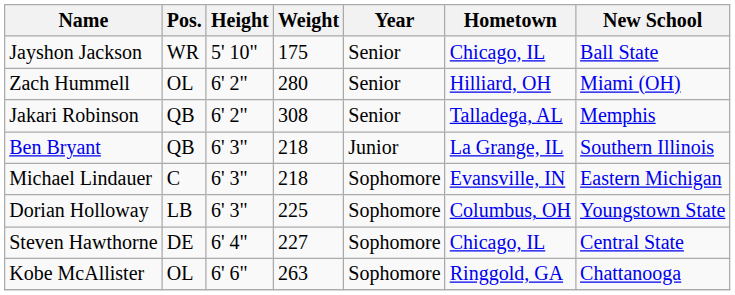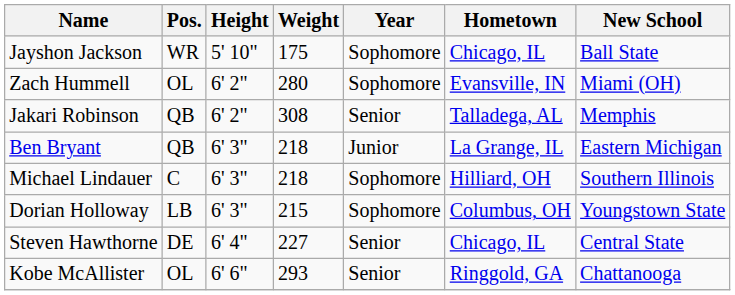(374, 52) Senior -> (394, 52) Sophomore
(374, 83) Senior -> (394, 83) Sophomore
(500, 83) Hilliard, OH -> (508, 83) Evansville, IN
(647, 147) Southern Illinois -> (651, 147) Eastern Michigan
(508, 178) Evansville, IN -> (500, 178) Hilliard, OH
(651, 178) Eastern Michigan -> (647, 178) Southern Illinois
(293, 210) 225 -> (293, 210) 215
(394, 242) Sophomore -> (374, 242) Senior
(293, 274) 263 -> (293, 274) 293
(394, 274) Sophomore -> (374, 274) Senior
